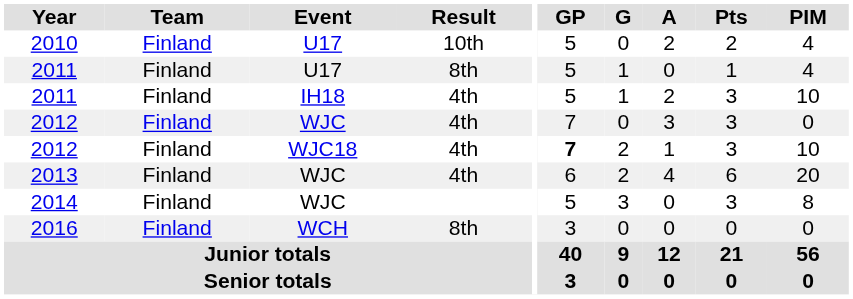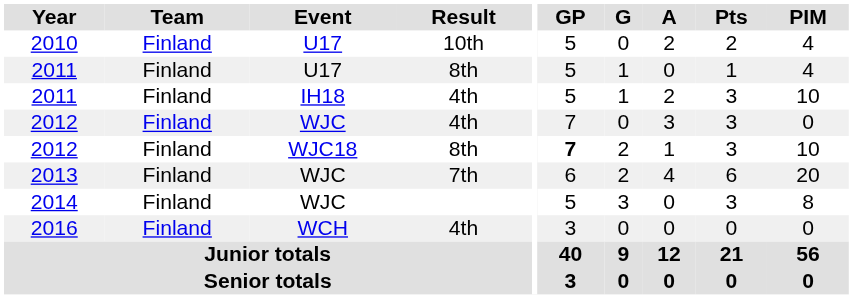(464, 149) 4th -> (464, 149) 8th
(464, 175) 4th -> (464, 175) 7th
(464, 228) 8th -> (464, 228) 4th
